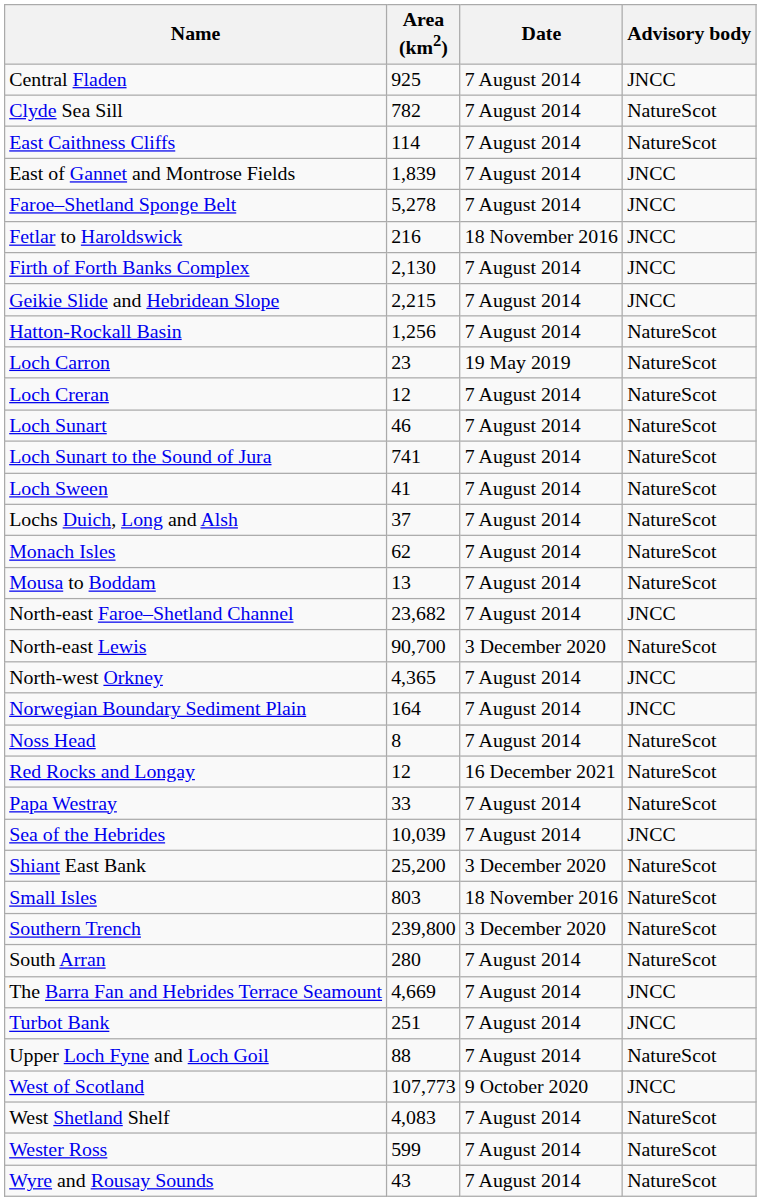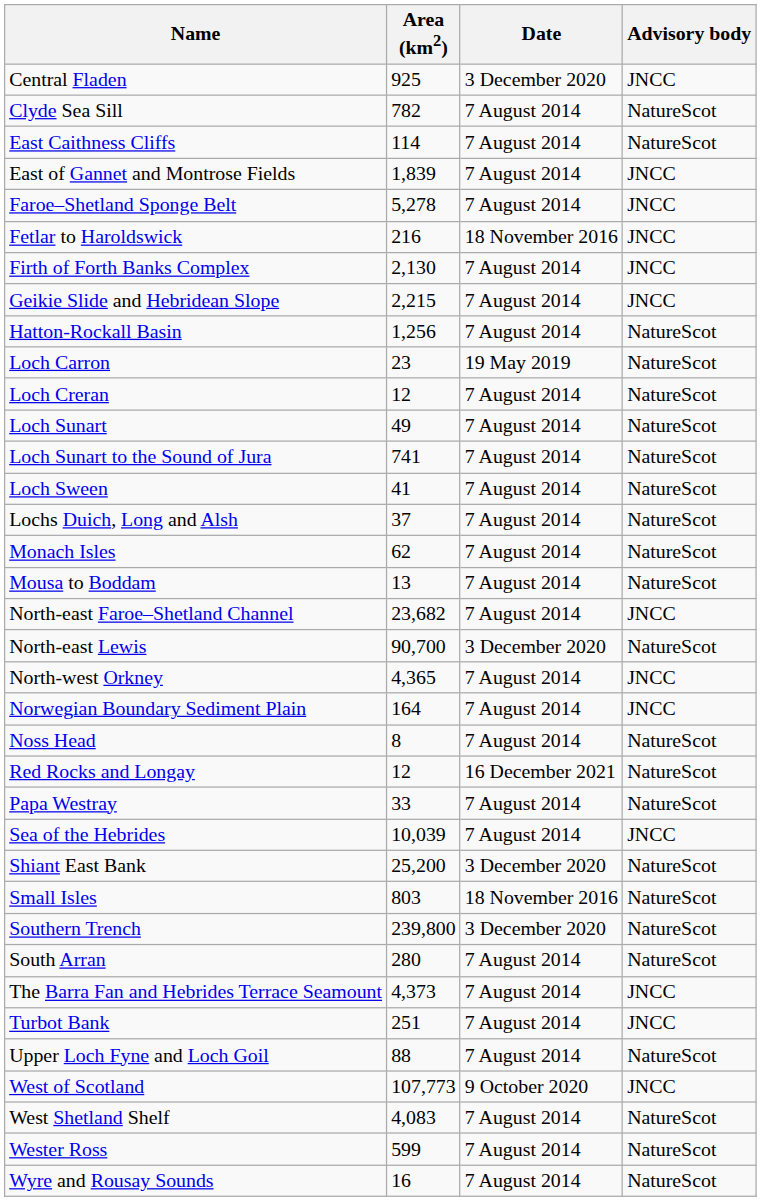(523, 79) 7 August 2014 -> (535, 79) 3 December 2020
(401, 425) 46 -> (401, 425) 49
(414, 991) 4,669 -> (414, 991) 4,373
(401, 1180) 43 -> (401, 1180) 16
